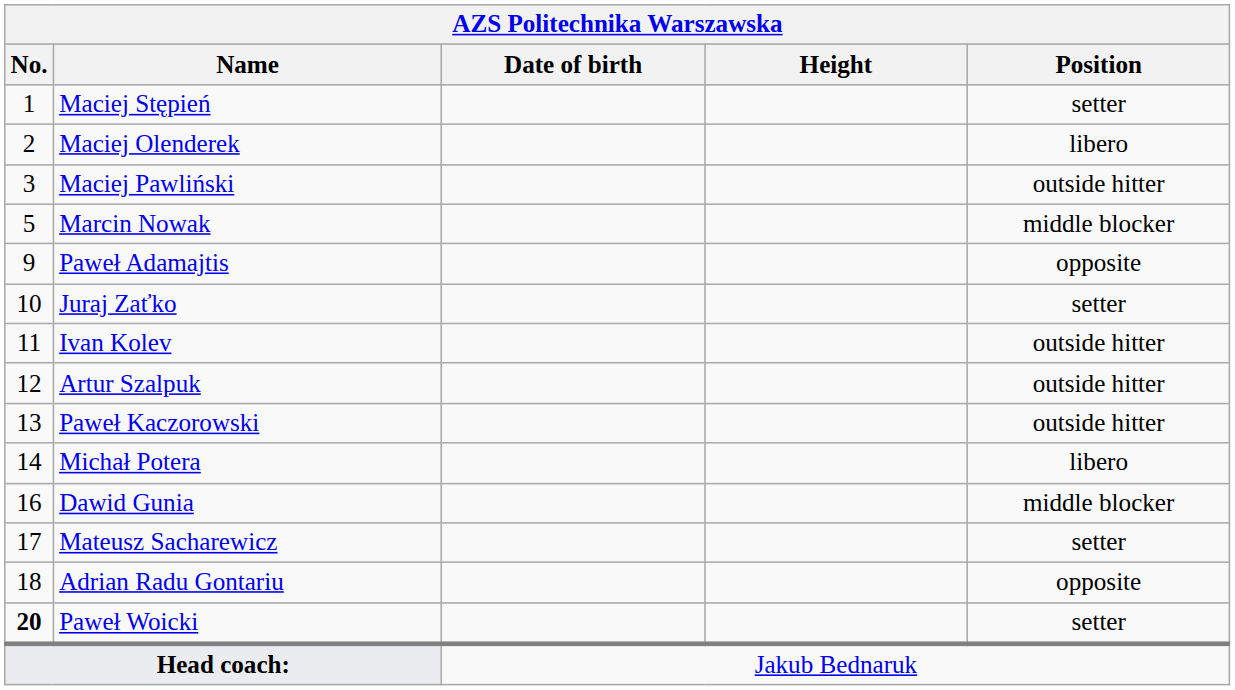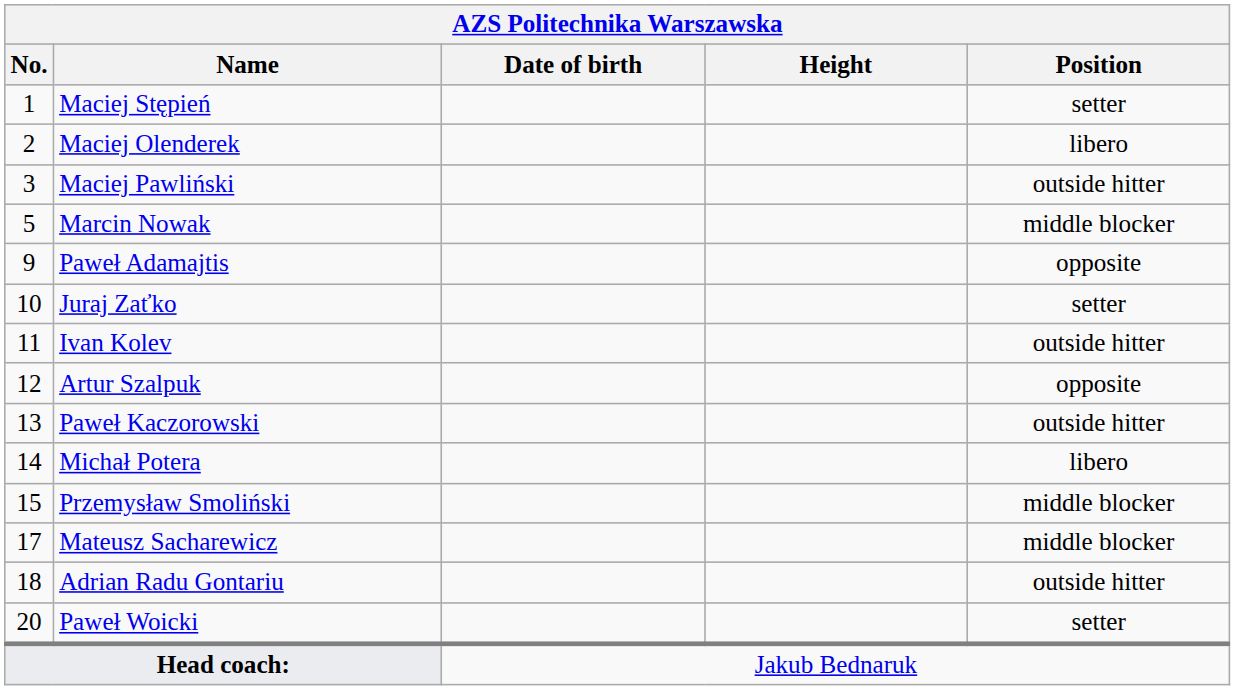(1099, 382) outside hitter -> (1099, 382) opposite
+ row: (175, 502)
- row: (126, 502)
(1099, 542) setter -> (1099, 542) middle blocker
(1099, 582) opposite -> (1099, 582) outside hitter
(29, 622) bold -> (29, 622) normal
